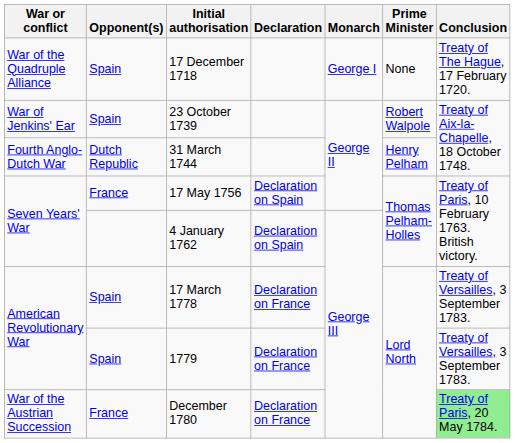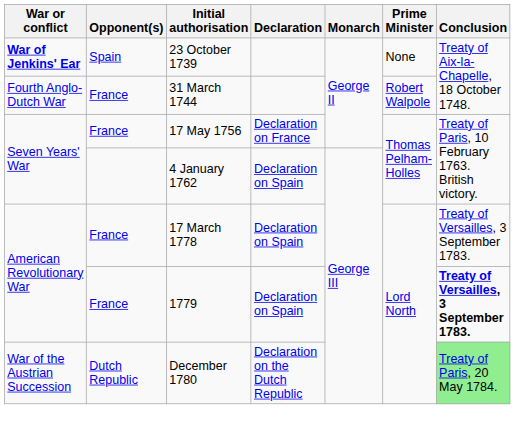- row: (207, 69)
(41, 119) normal -> (44, 57) bold
(408, 119) Robert Walpole -> (400, 57) None
(114, 157) Dutch Republic -> (109, 95) France
(407, 157) Henry Pelham -> (408, 95) Robert Walpole
(286, 193) Declaration on Spain -> (286, 131) Declaration on France
(105, 297) Spain -> (109, 235) France
(286, 297) Declaration on France -> (286, 235) Declaration on Spain
(105, 359) Spain -> (109, 304) France
(286, 359) Declaration on France -> (286, 304) Declaration on Spain
(473, 359) normal -> (471, 304) bold
(109, 413) France -> (114, 373) Dutch Republic
(286, 413) Declaration on France -> (286, 373) Declaration on the Dutch Republic
